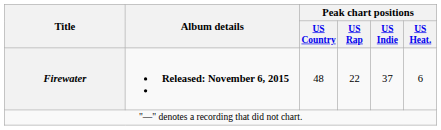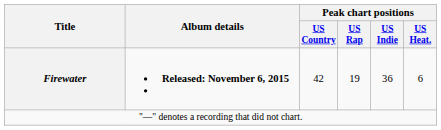(319, 78) 48 -> (319, 78) 42
(354, 78) 22 -> (354, 78) 19
(387, 78) 37 -> (387, 78) 36
